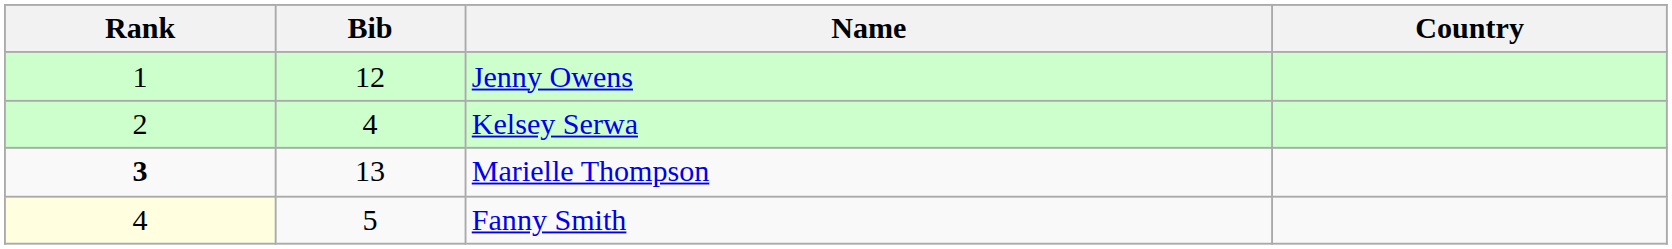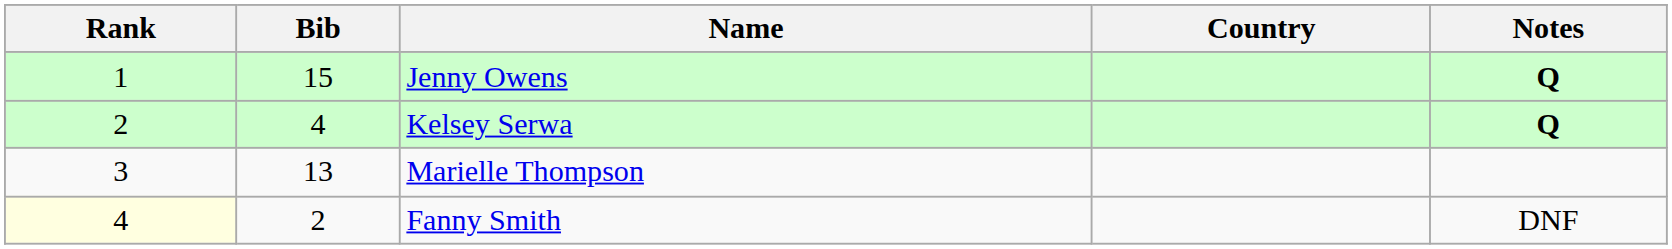+ column: (1548, 28)
(370, 76) 12 -> (318, 76) 15
(140, 171) bold -> (121, 171) normal
(370, 219) 5 -> (318, 219) 2
